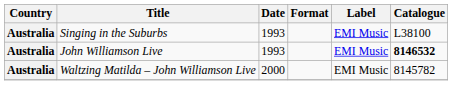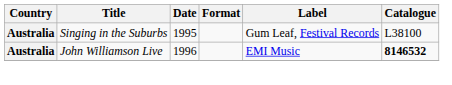(273, 32) 1993 -> (185, 32) 1995
(361, 32) EMI Music -> (312, 32) Gum Leaf, Festival Records
(273, 51) 1993 -> (185, 51) 1996
- row: (158, 70)
